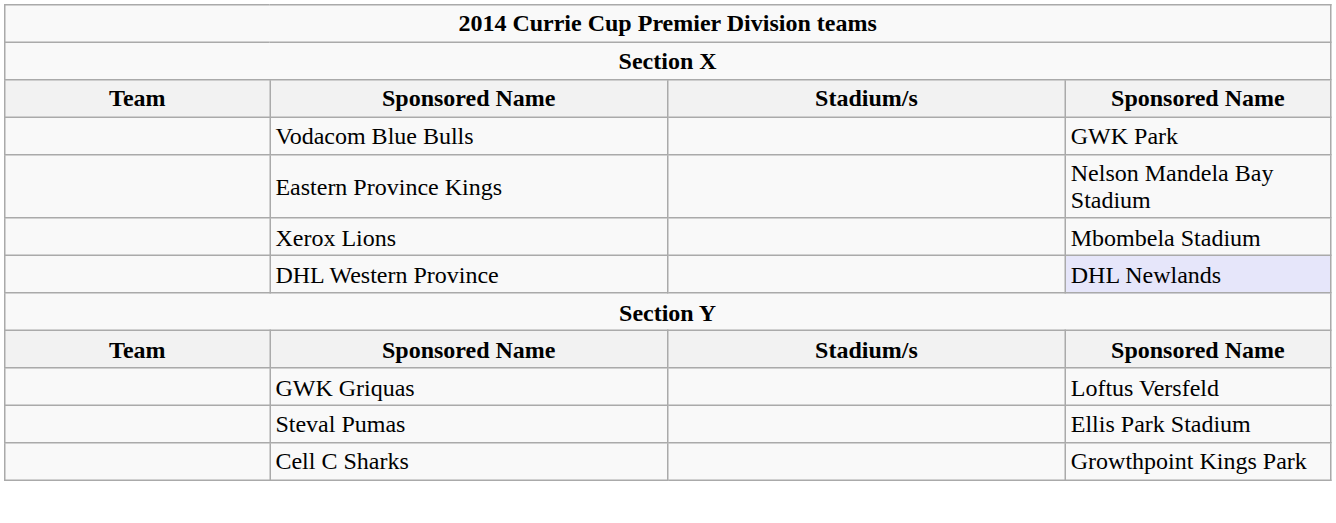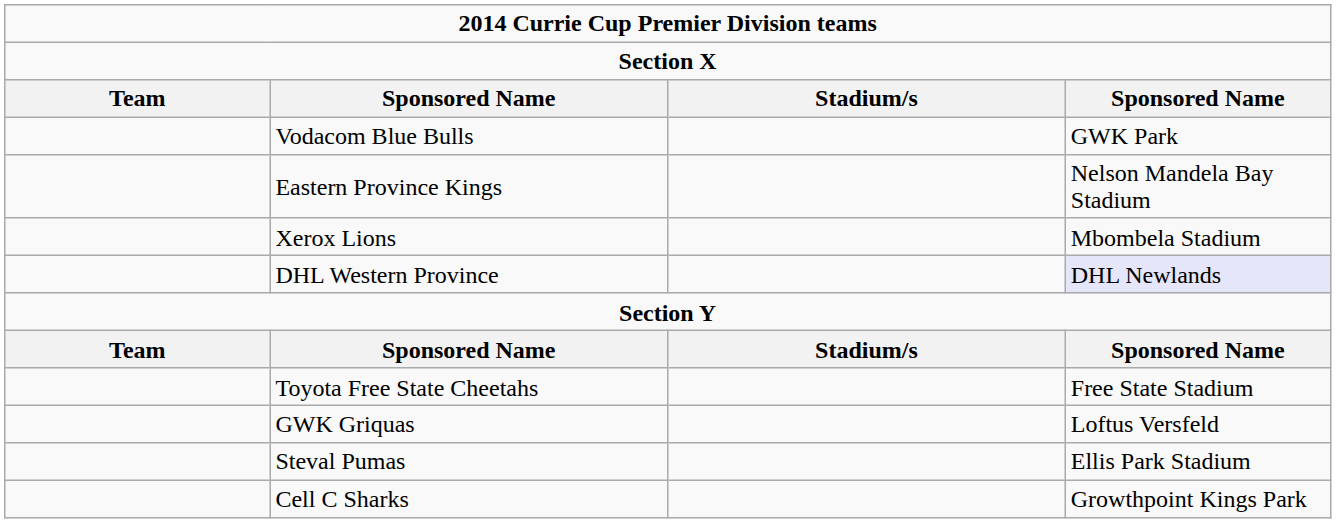+ row: (407, 386)
